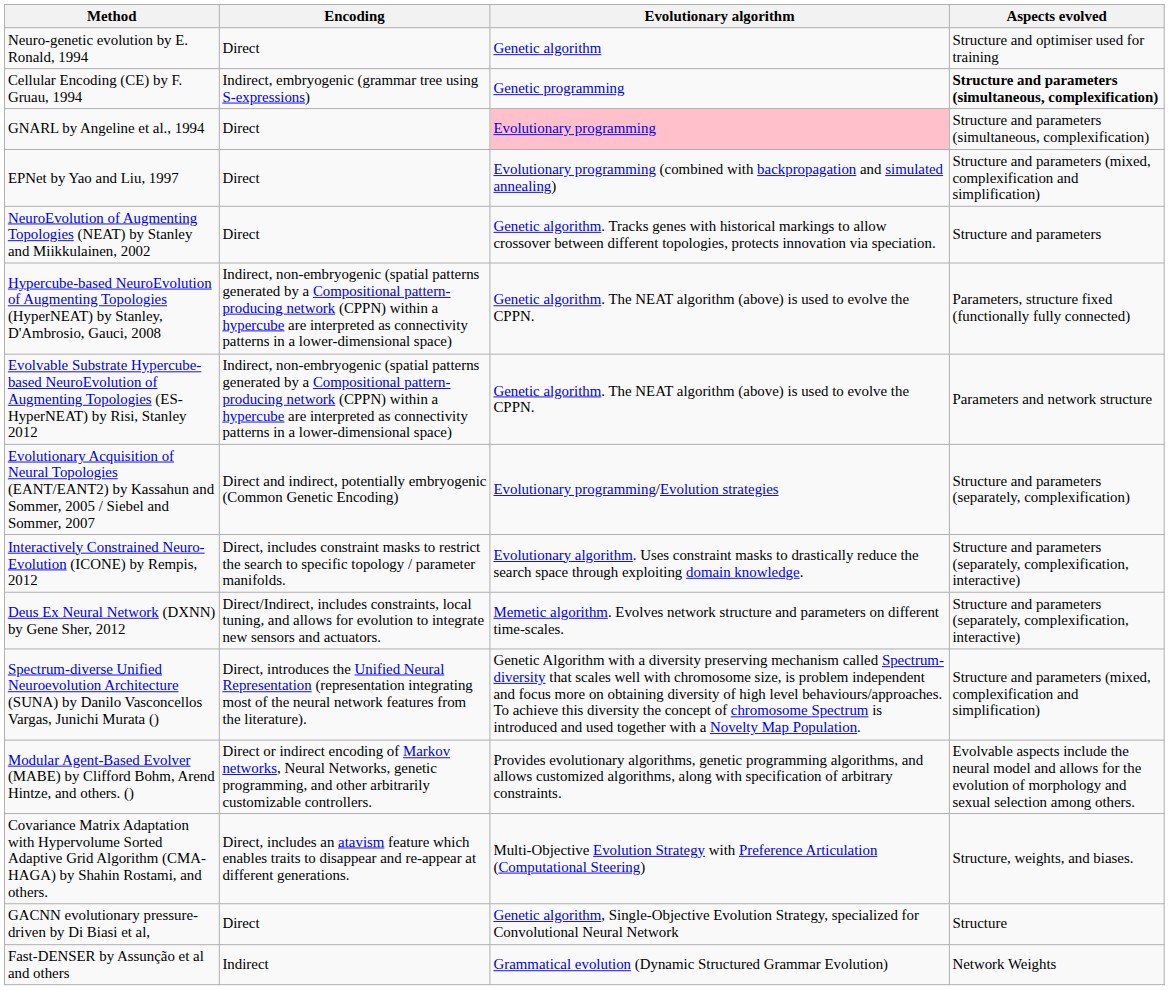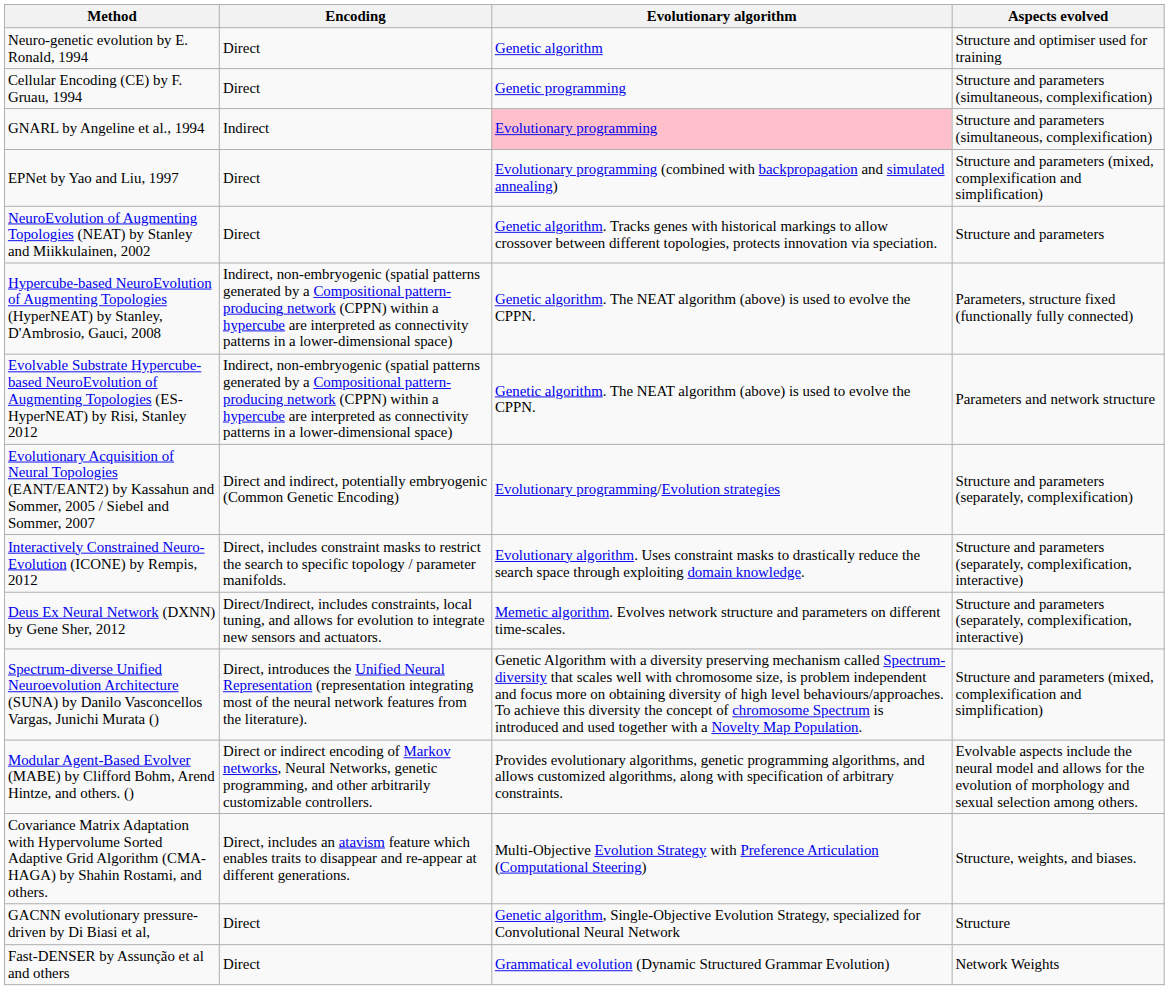(350, 88) Indirect, embryogenic (grammar tree using S-expressions) -> (242, 88) Direct
(1055, 88) bold -> (1054, 88) normal
(241, 128) Direct -> (246, 128) Indirect
(246, 964) Indirect -> (242, 964) Direct
